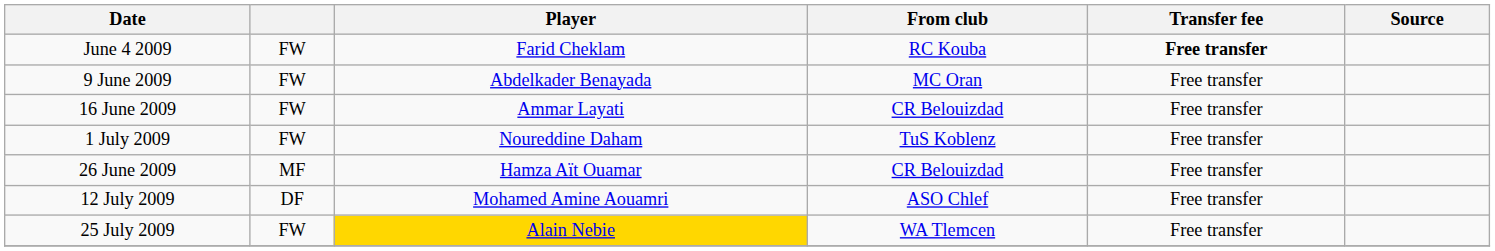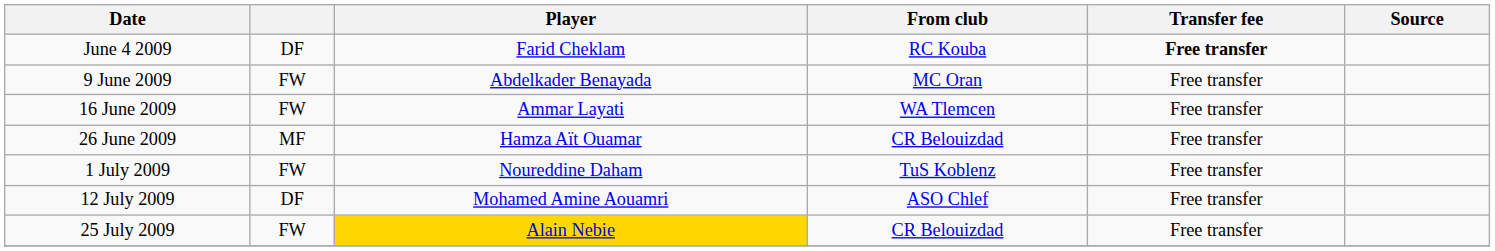(292, 49) FW -> (292, 49) DF
(948, 109) CR Belouizdad -> (948, 109) WA Tlemcen
rows swapped: (128, 169) <-> (128, 139)
(948, 229) WA Tlemcen -> (948, 229) CR Belouizdad
